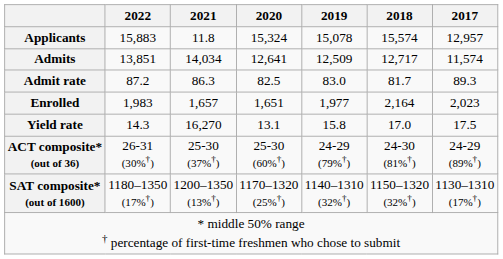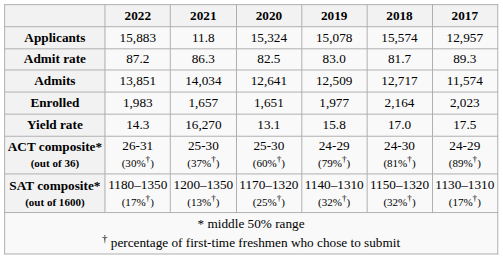rows swapped: (55, 59) <-> (55, 81)
